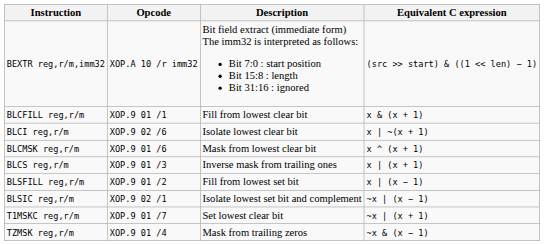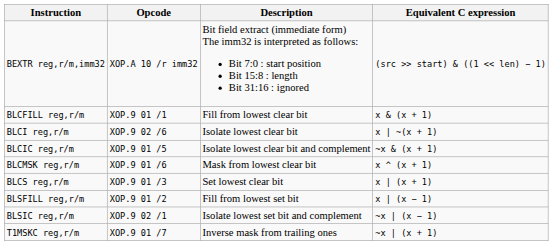+ row: (40, 149)
(270, 165) Inverse mask from trailing ones -> (243, 181) Set lowest clear bit
(243, 215) Set lowest clear bit -> (270, 232) Inverse mask from trailing ones
- row: (40, 232)
